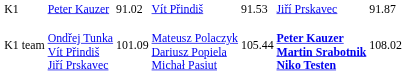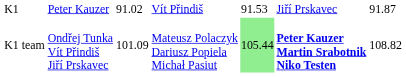(257, 45) no background -> (257, 45) lightgreen background
(386, 45) 108.02 -> (386, 45) 108.82
